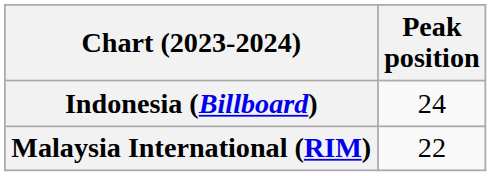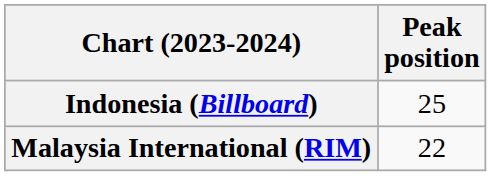(432, 103) 24 -> (432, 103) 25
